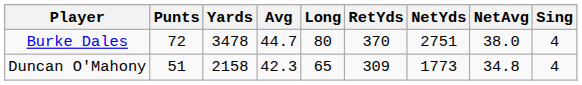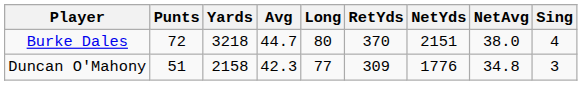(230, 42) 3478 -> (230, 42) 3218
(439, 42) 2751 -> (439, 42) 2151
(323, 67) 65 -> (323, 67) 77
(439, 67) 1773 -> (439, 67) 1776
(555, 67) 4 -> (555, 67) 3
